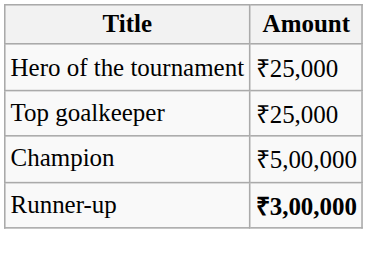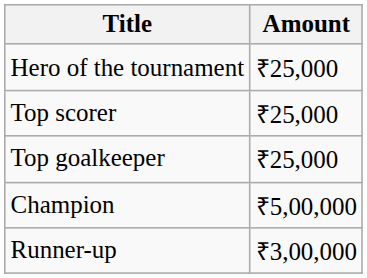+ row: (63, 112)
(306, 206) bold -> (306, 251) normal
